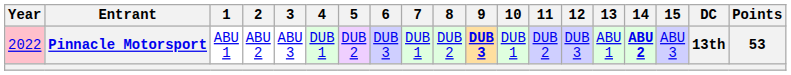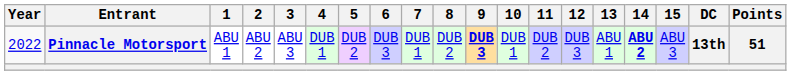(25, 45) pink background -> (25, 45) no background
(757, 45) 53 -> (757, 45) 51
